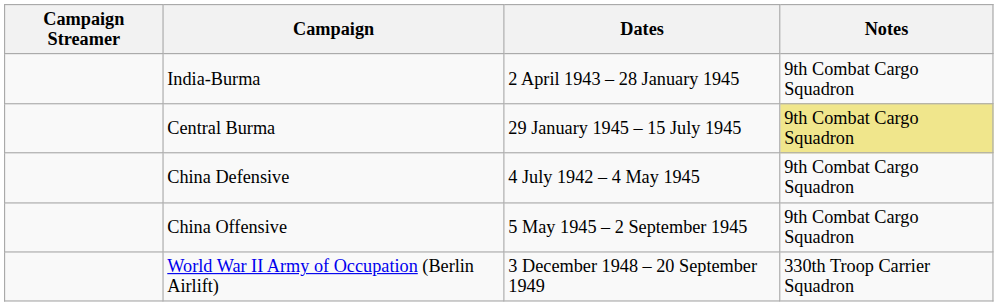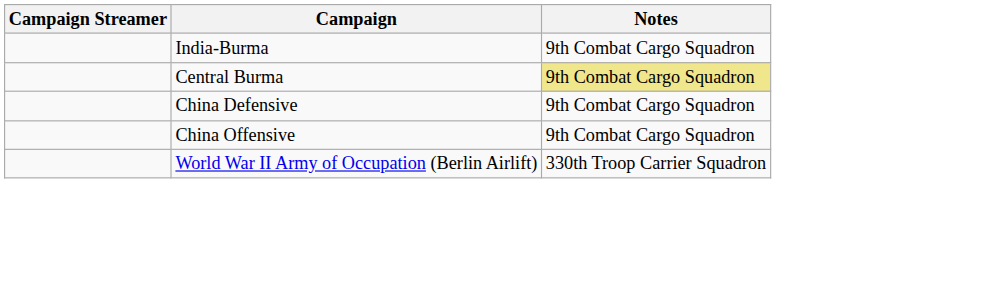- column: (642, 29)
